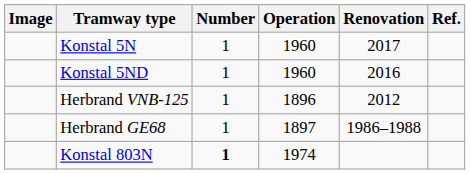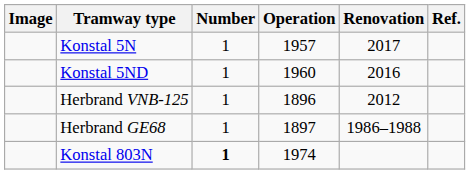(299, 45) 1960 -> (299, 45) 1957
